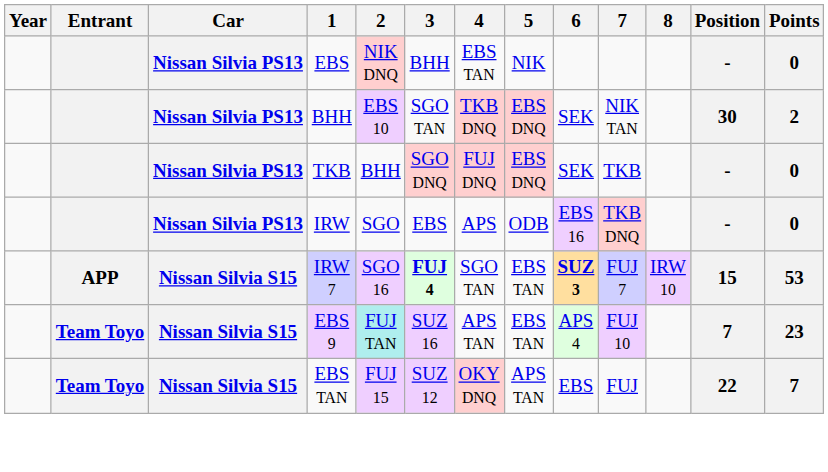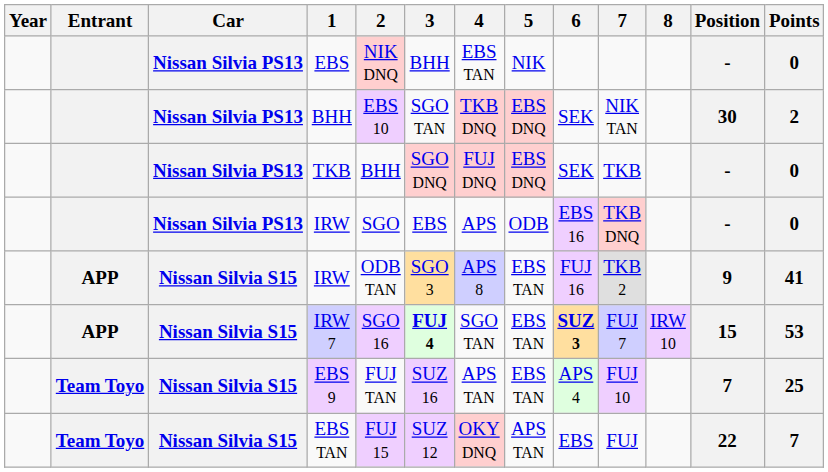+ row: (100, 278)
(381, 332) paleturquoise background -> (381, 385) no background
(794, 332) 23 -> (794, 385) 25
